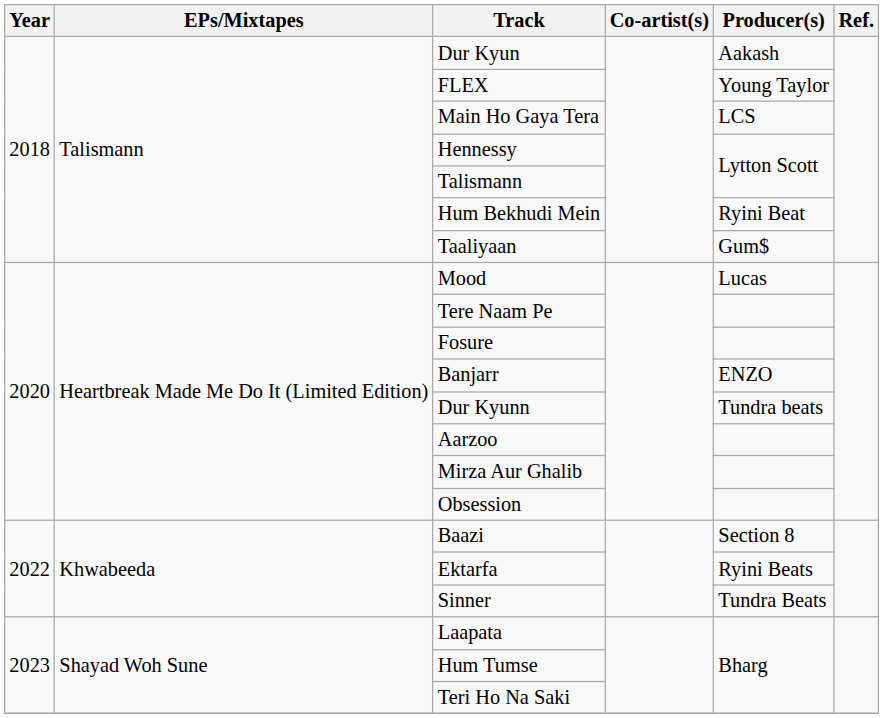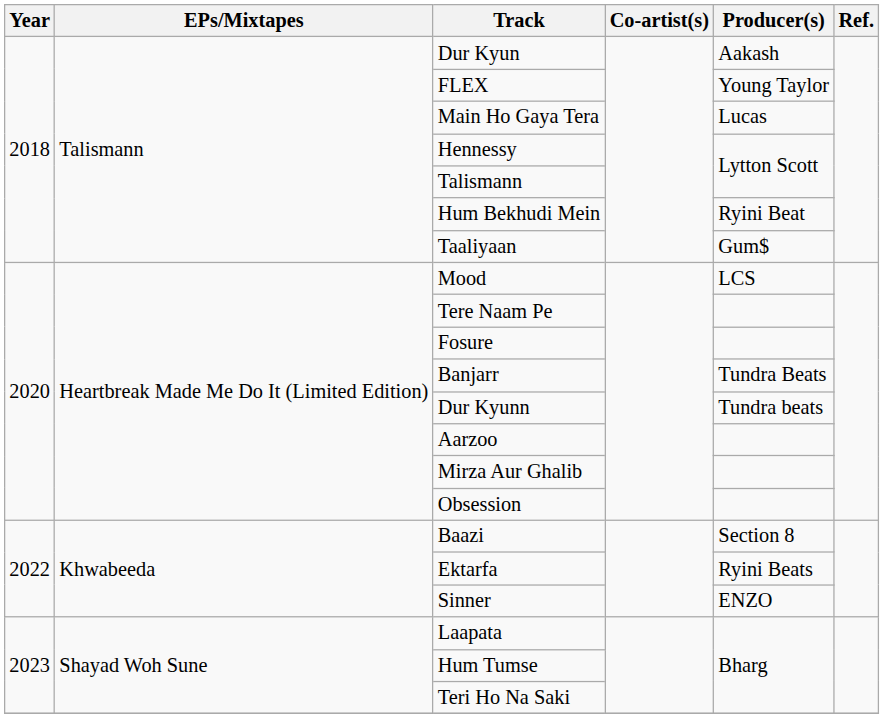(737, 117) LCS -> (743, 117) Lucas
(743, 278) Lucas -> (737, 278) LCS
(745, 375) ENZO -> (772, 375) Tundra Beats
(772, 600) Tundra Beats -> (745, 600) ENZO
